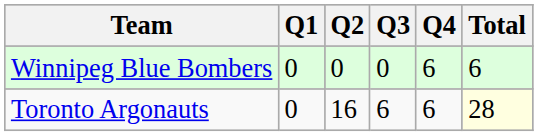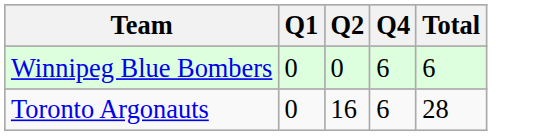- column: (393, 25)
(481, 109) lightyellow background -> (435, 109) no background
